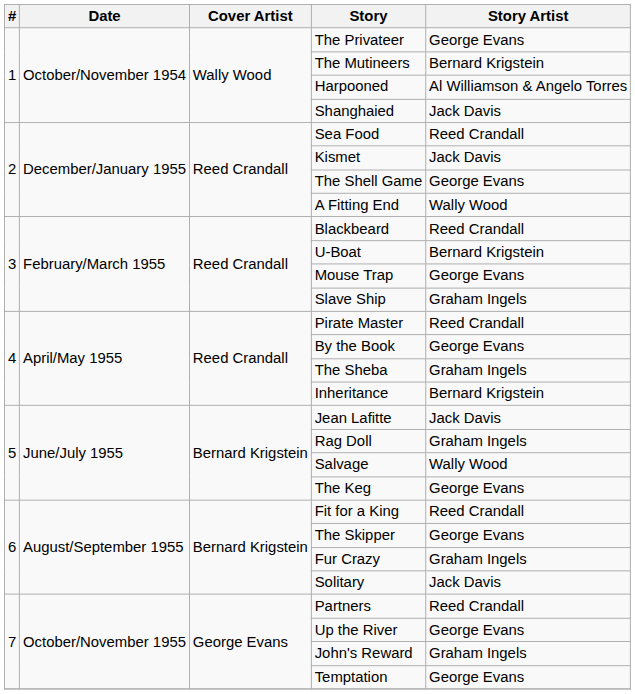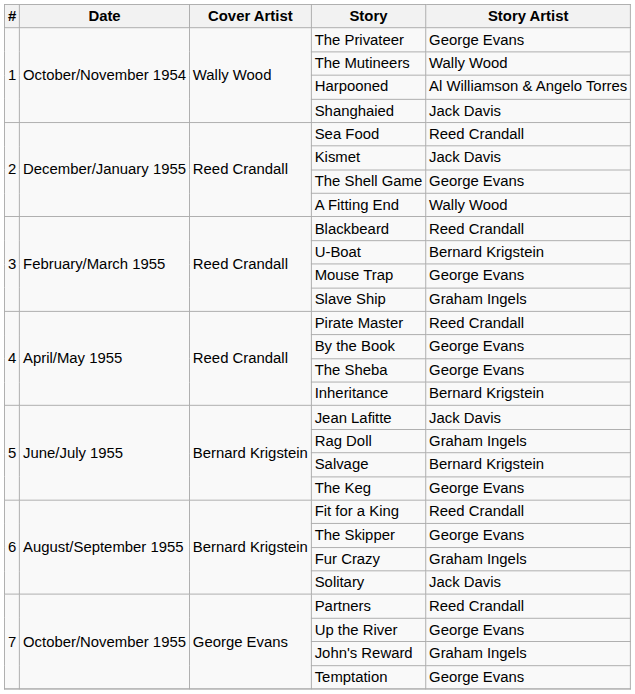(487, 63) Bernard Krigstein -> (468, 63) Wally Wood
(478, 370) Graham Ingels -> (477, 370) George Evans
(468, 464) Wally Wood -> (487, 464) Bernard Krigstein
